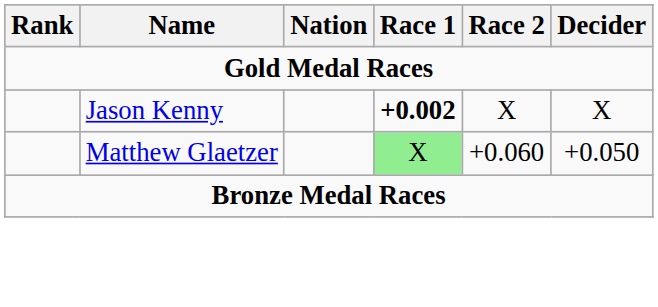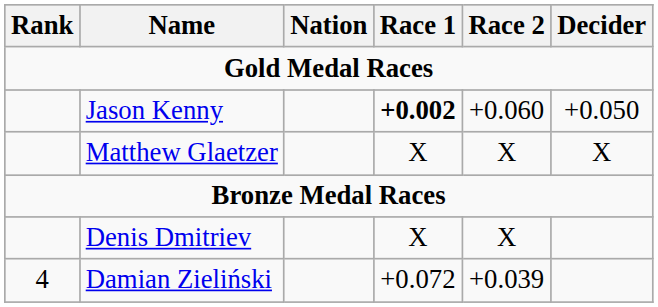(507, 110) X -> (507, 110) +0.060
(602, 110) X -> (602, 110) +0.050
(418, 152) lightgreen background -> (418, 152) no background
(507, 152) +0.060 -> (507, 152) X
(602, 152) +0.050 -> (602, 152) X
+ row: (168, 237)
+ row: (179, 279)
